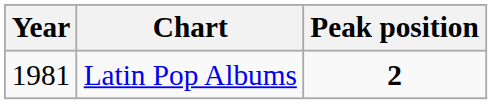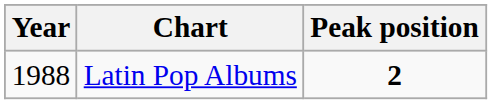(41, 74) 1981 -> (41, 74) 1988
